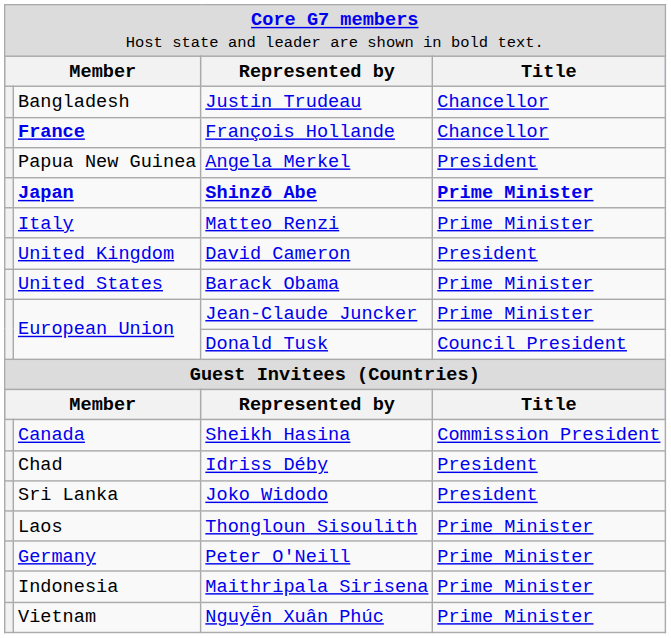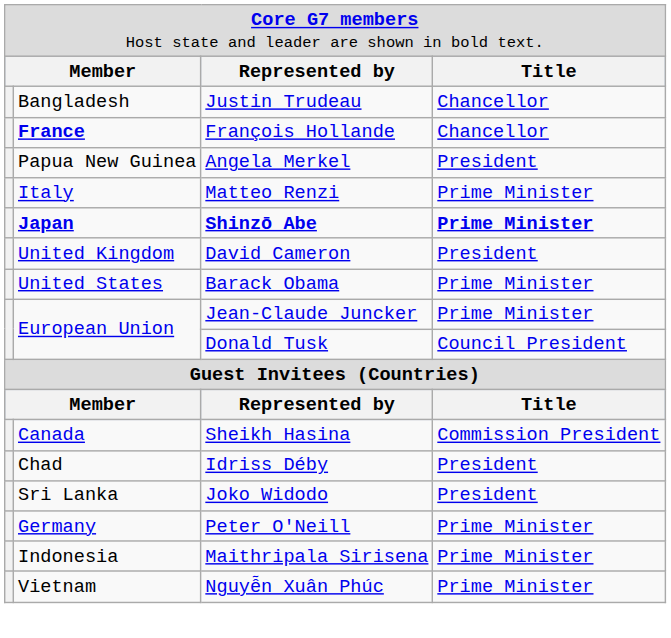rows swapped: (272, 223) <-> (261, 193)
- row: (311, 526)
